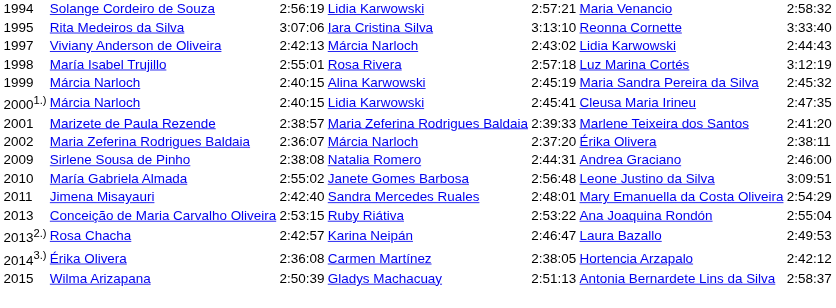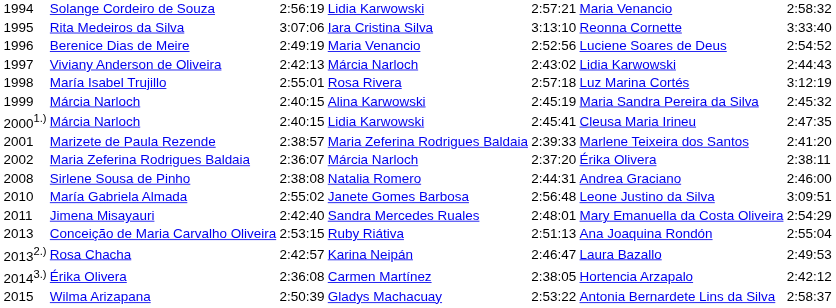+ row: (120, 46)
(18, 160) 2009 -> (18, 179) 2008
(554, 216) 2:53:22 -> (554, 234) 2:51:13
(554, 278) 2:51:13 -> (554, 297) 2:53:22
